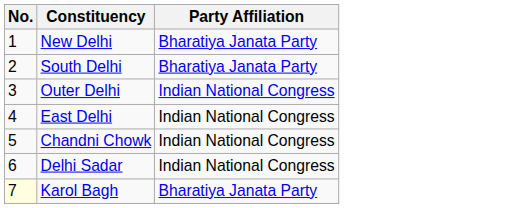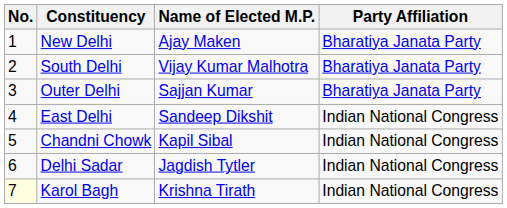+ column: (237, 16)
(247, 91) Indian National Congress -> (402, 91) Bharatiya Janata Party
(238, 191) Bharatiya Janata Party -> (410, 191) Indian National Congress
